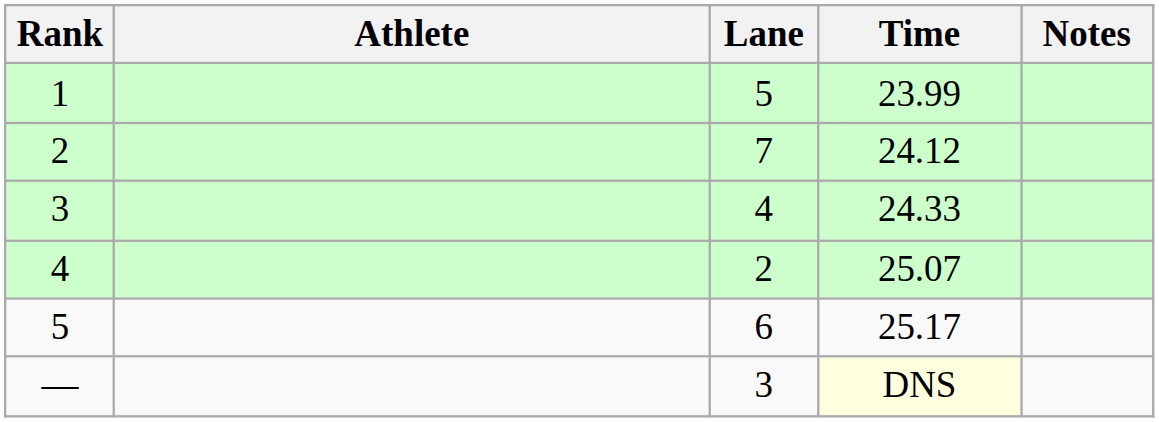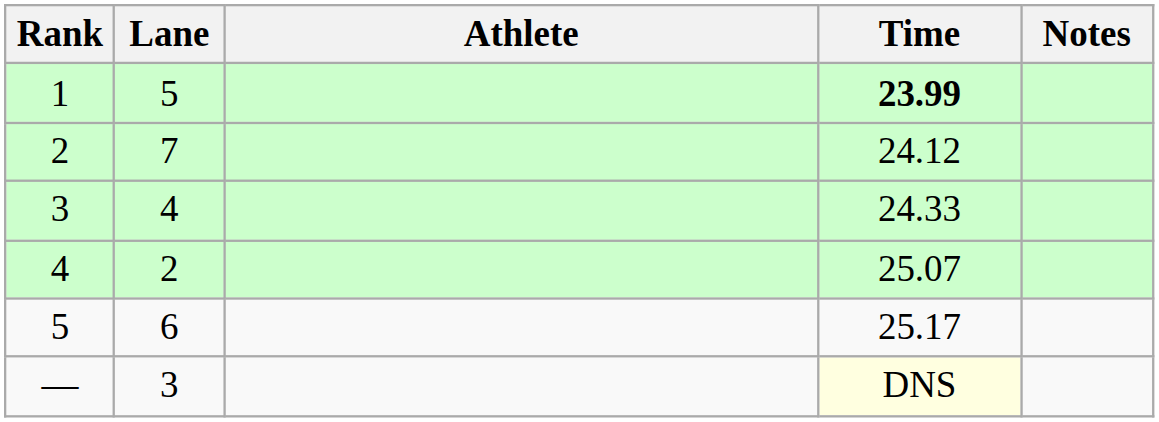columns swapped: (764, 33) <-> (412, 33)
(919, 92) normal -> (919, 92) bold
